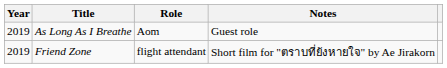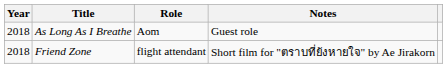(18, 31) 2019 -> (18, 31) 2018
(18, 52) 2019 -> (18, 52) 2018
